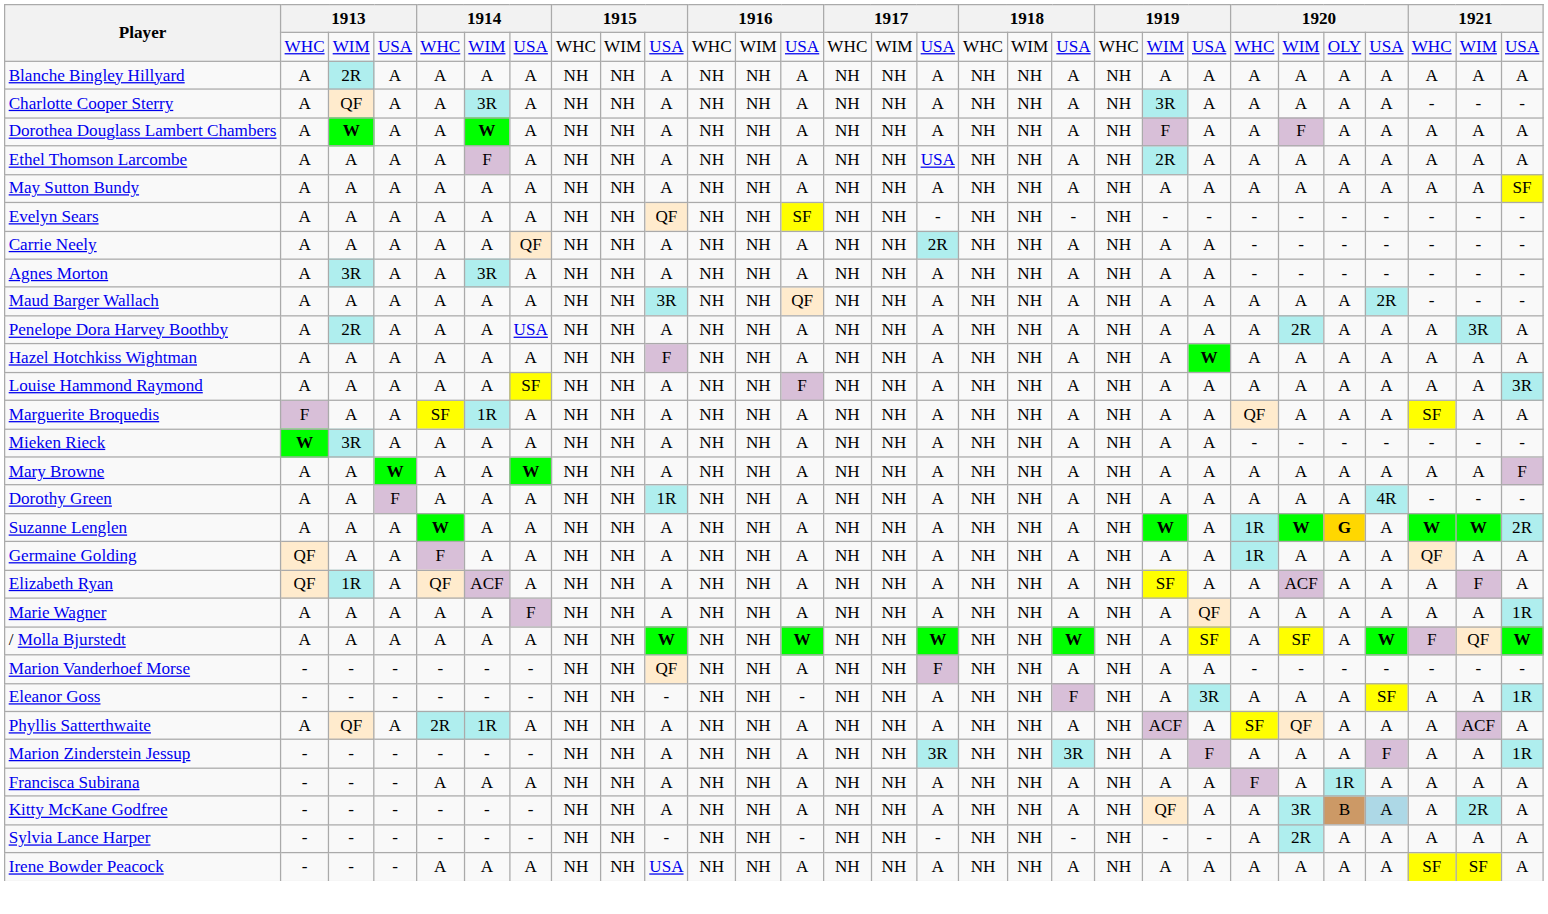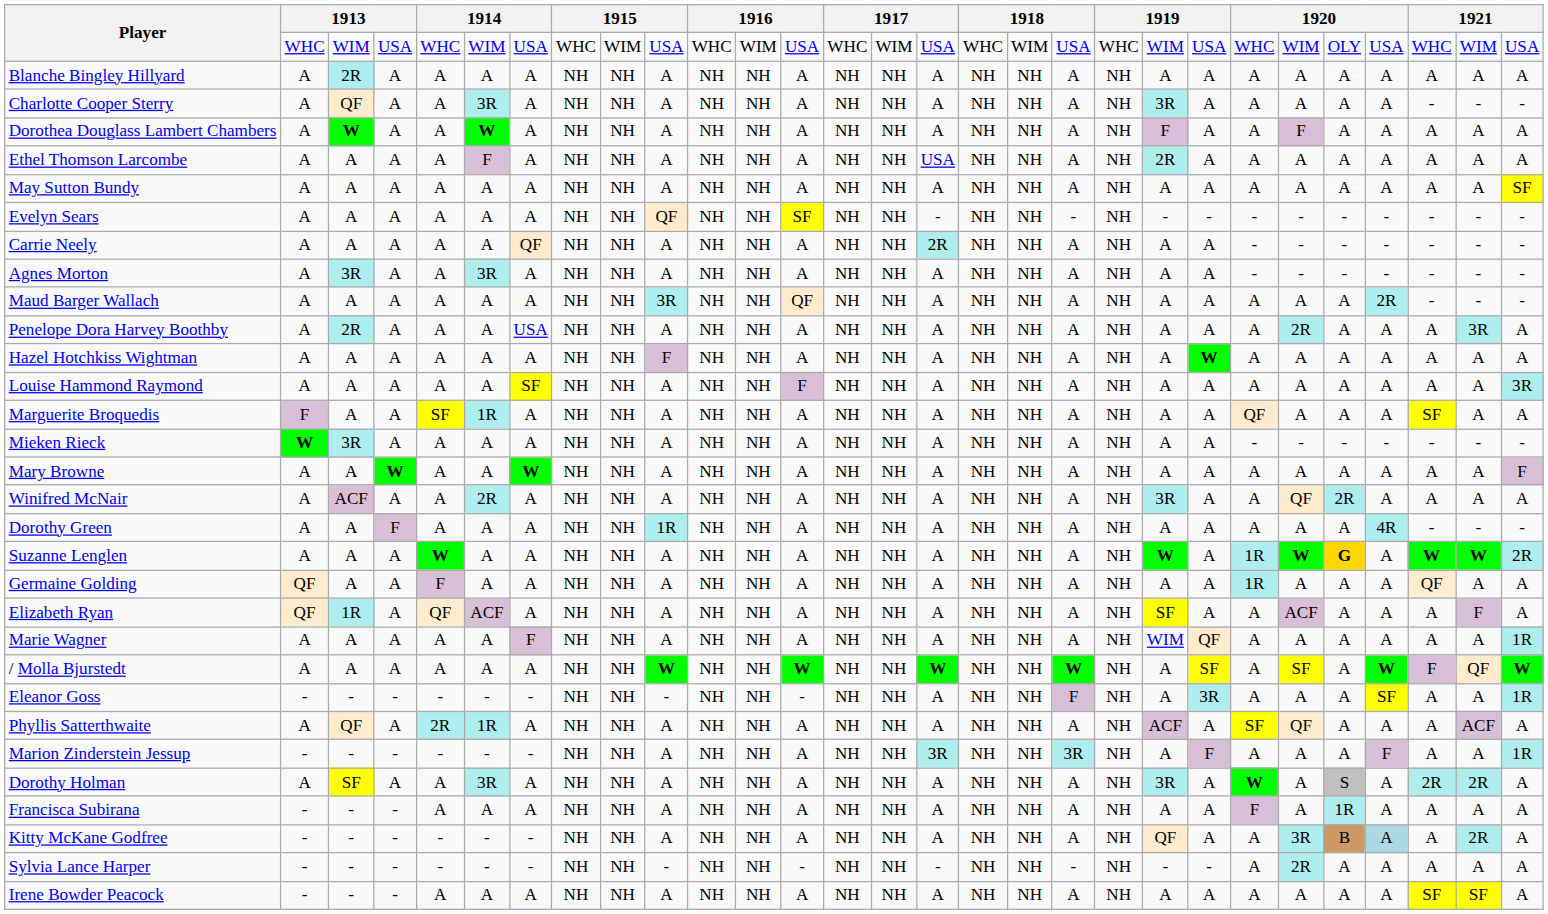+ row: (68, 498)
(1165, 611) A -> (1165, 640) WIM
- row: (99, 668)
+ row: (67, 781)
(666, 866) USA -> (666, 894) A
